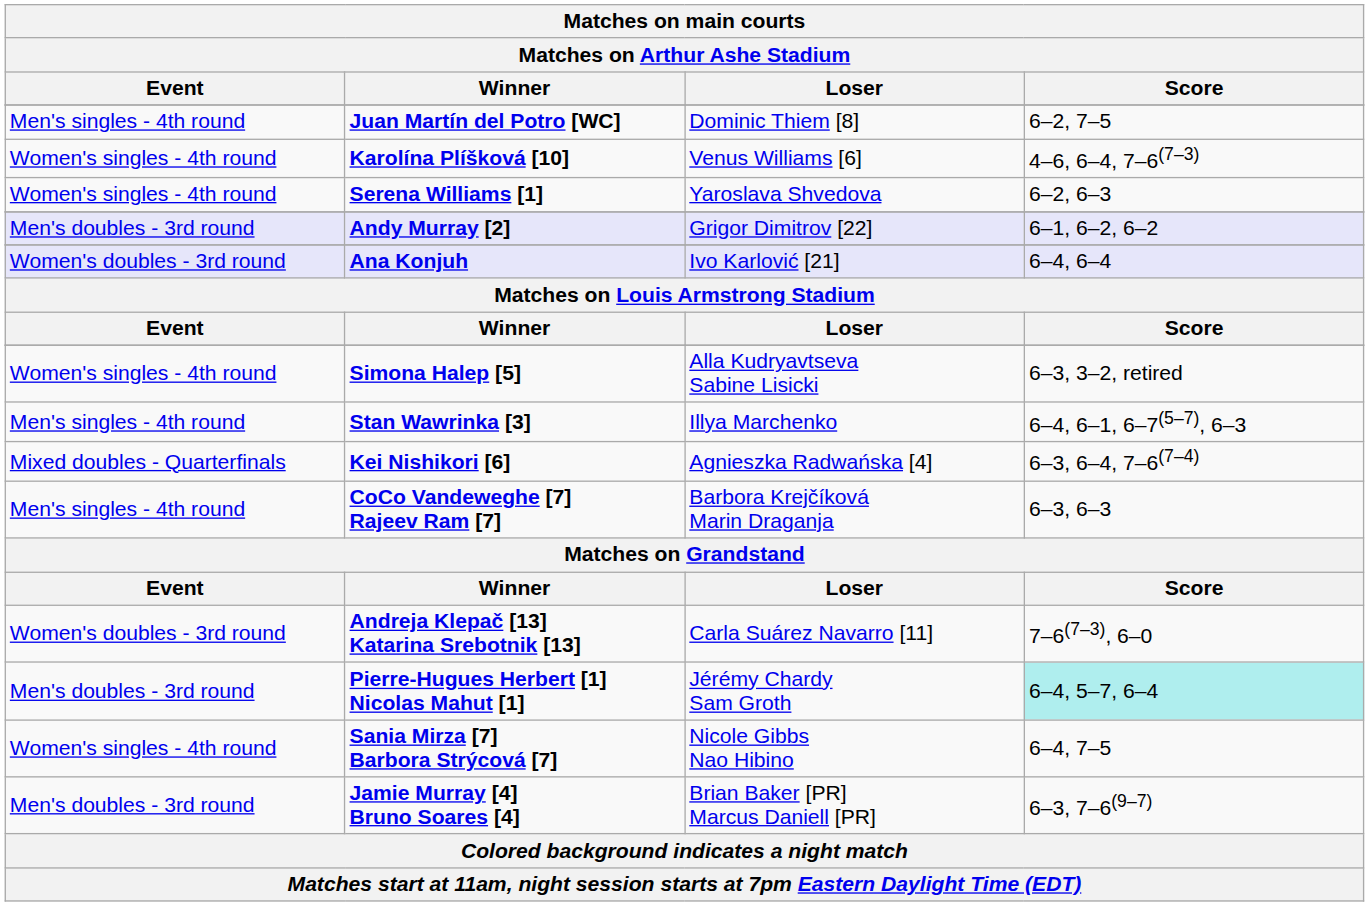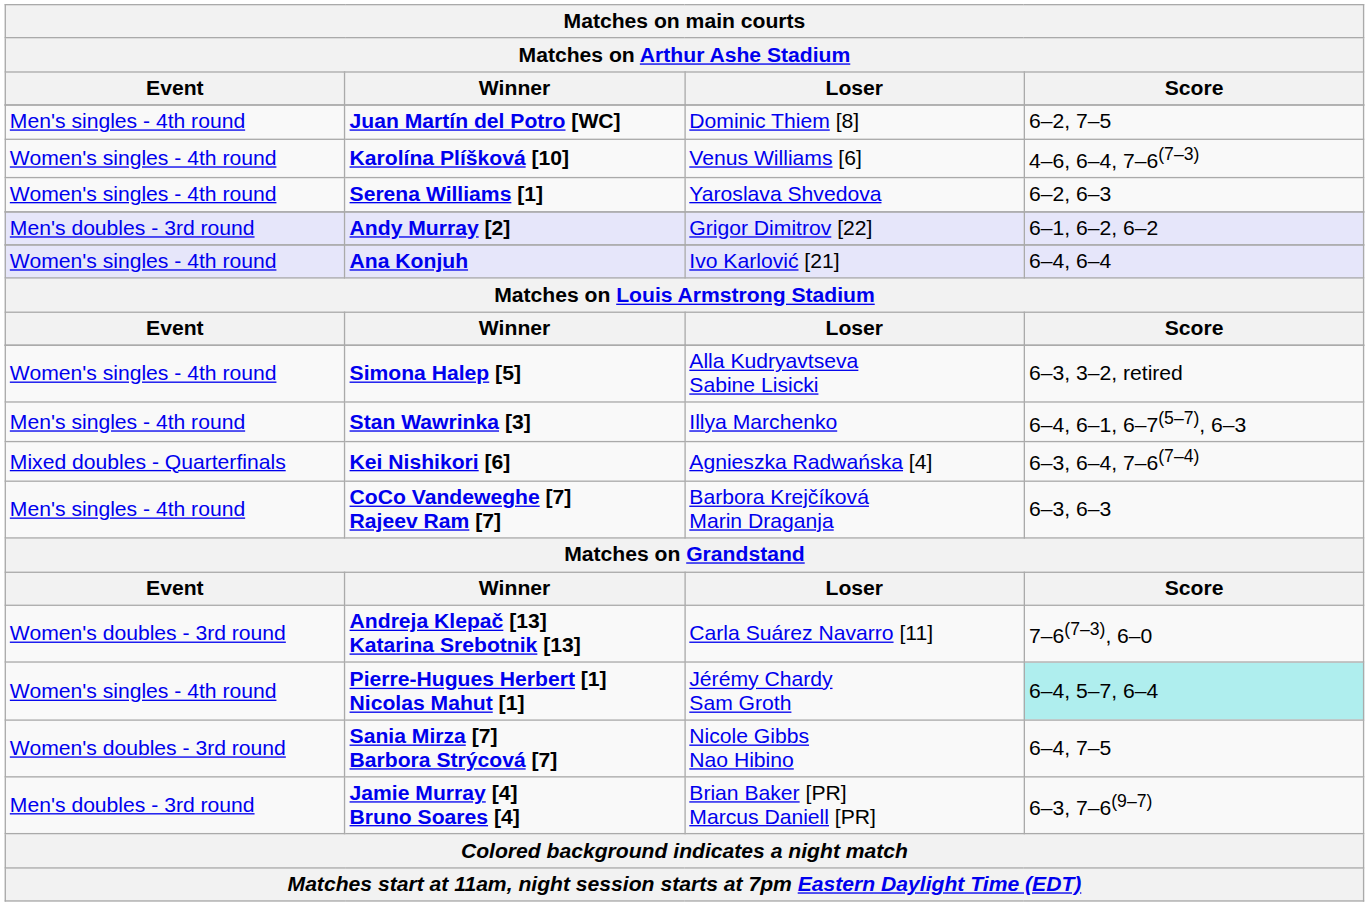(148, 261) Women's doubles - 3rd round -> (143, 261) Women's singles - 4th round
(132, 690) Men's doubles - 3rd round -> (143, 690) Women's singles - 4th round
(143, 748) Women's singles - 4th round -> (148, 748) Women's doubles - 3rd round
